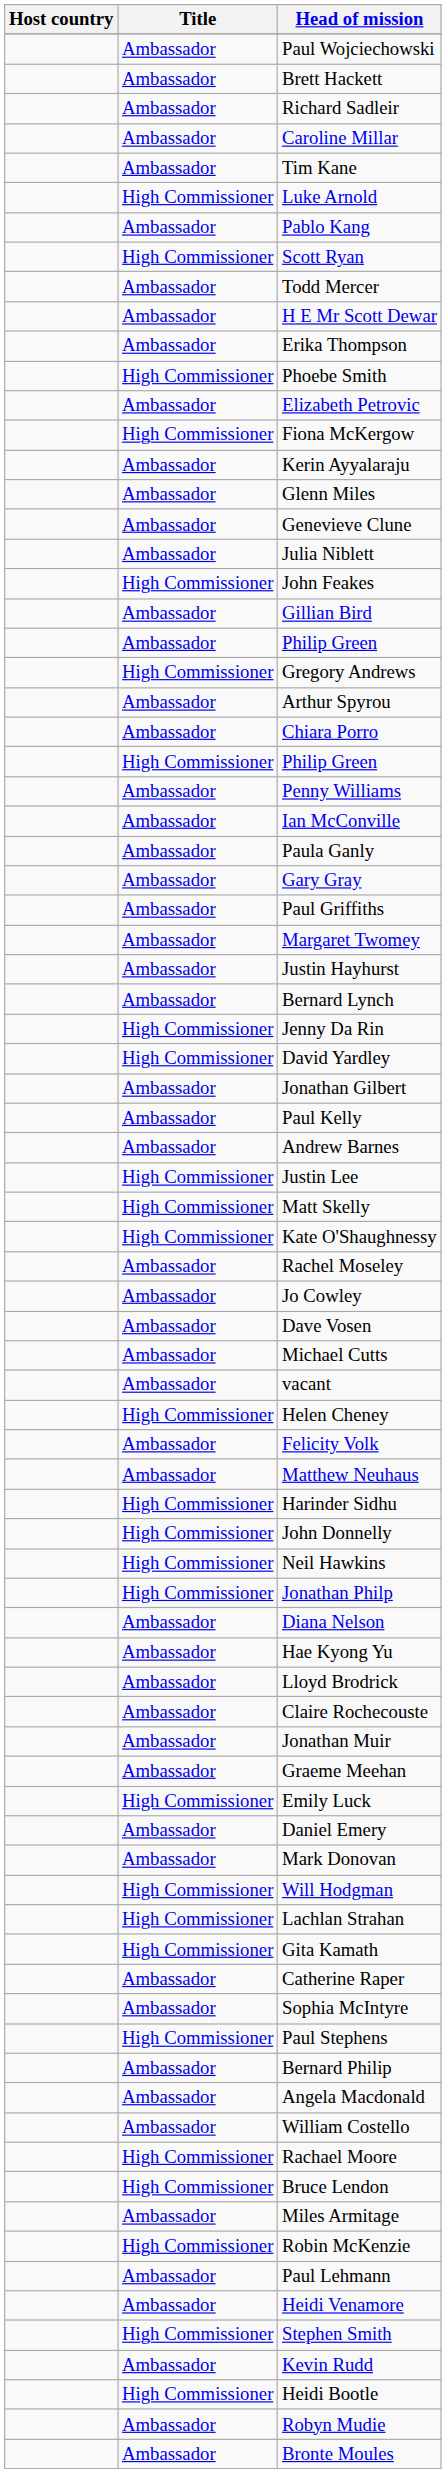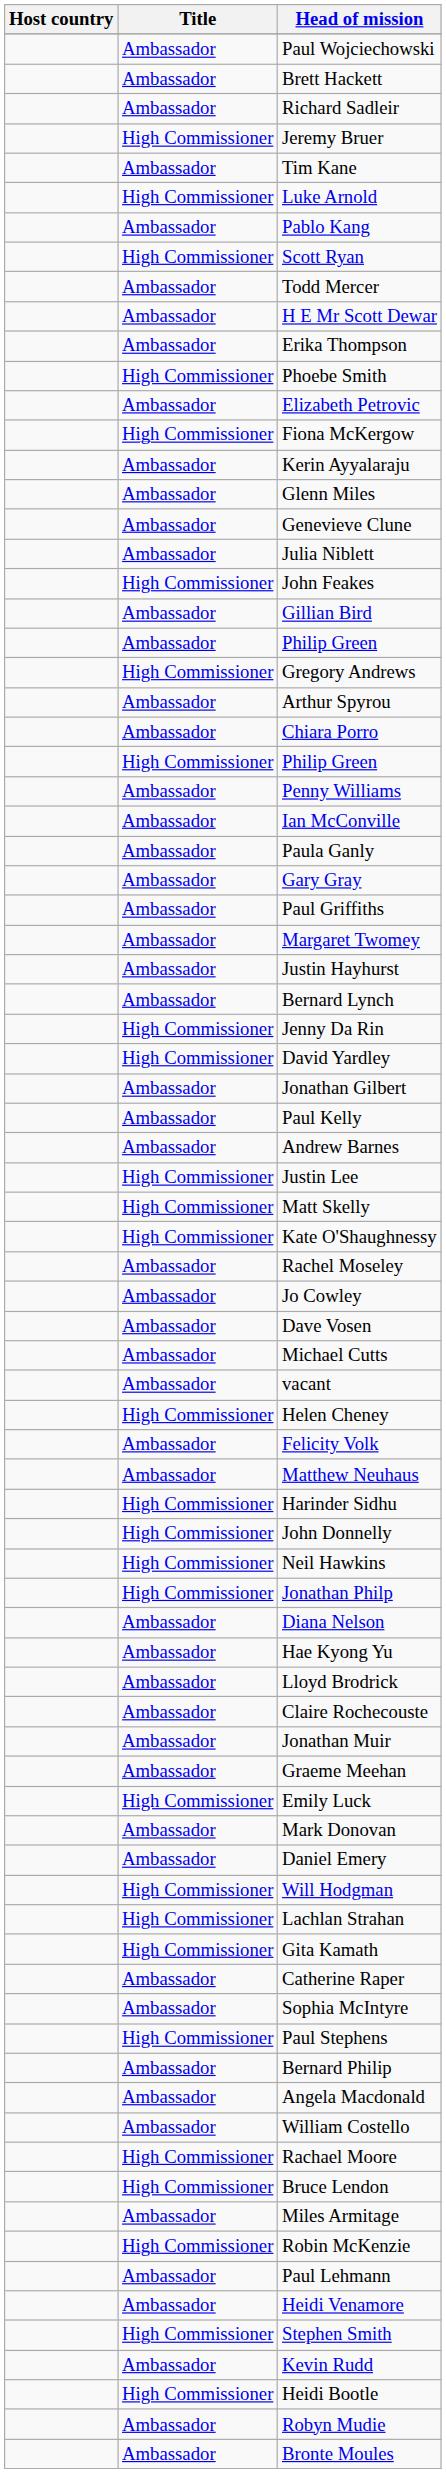+ row: (198, 138)
- row: (169, 138)
rows swapped: (169, 1860) <-> (169, 1830)
